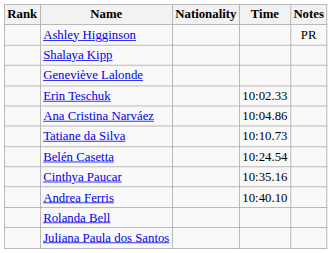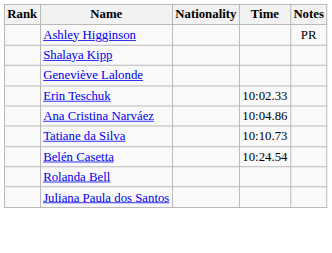- row: (82, 177)
- row: (79, 197)
